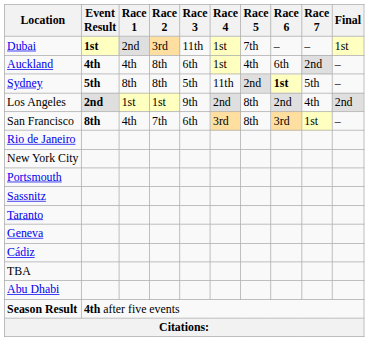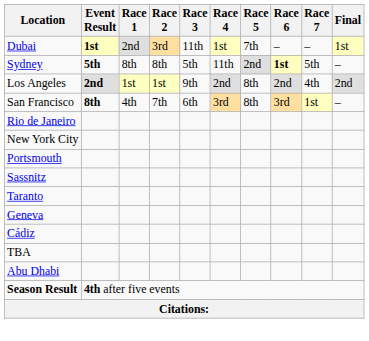- row: (30, 64)
